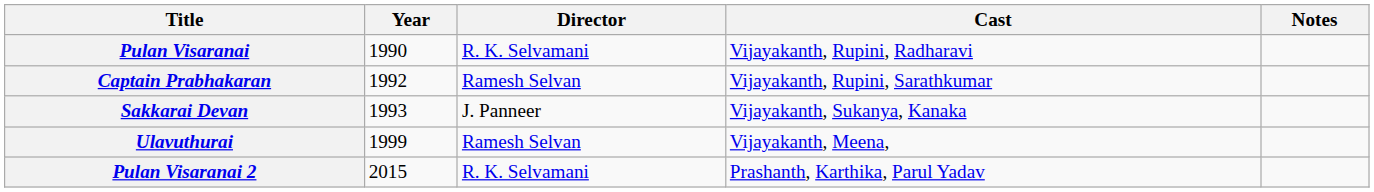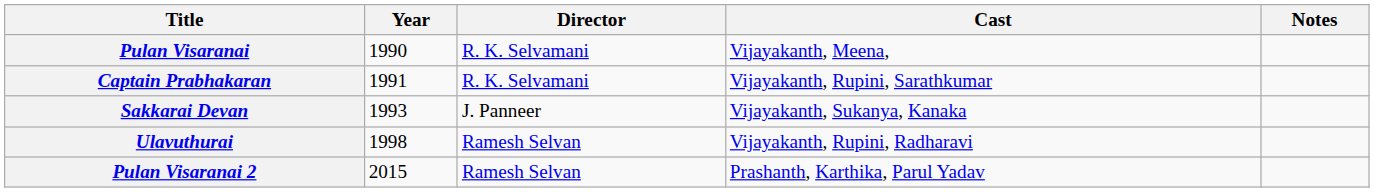(851, 50) Vijayakanth, Rupini, Radharavi -> (810, 50) Vijayakanth, Meena,
(388, 80) 1992 -> (388, 80) 1991
(521, 80) Ramesh Selvan -> (525, 80) R. K. Selvamani
(388, 141) 1999 -> (388, 141) 1998
(810, 141) Vijayakanth, Meena, -> (851, 141) Vijayakanth, Rupini, Radharavi
(525, 171) R. K. Selvamani -> (521, 171) Ramesh Selvan
